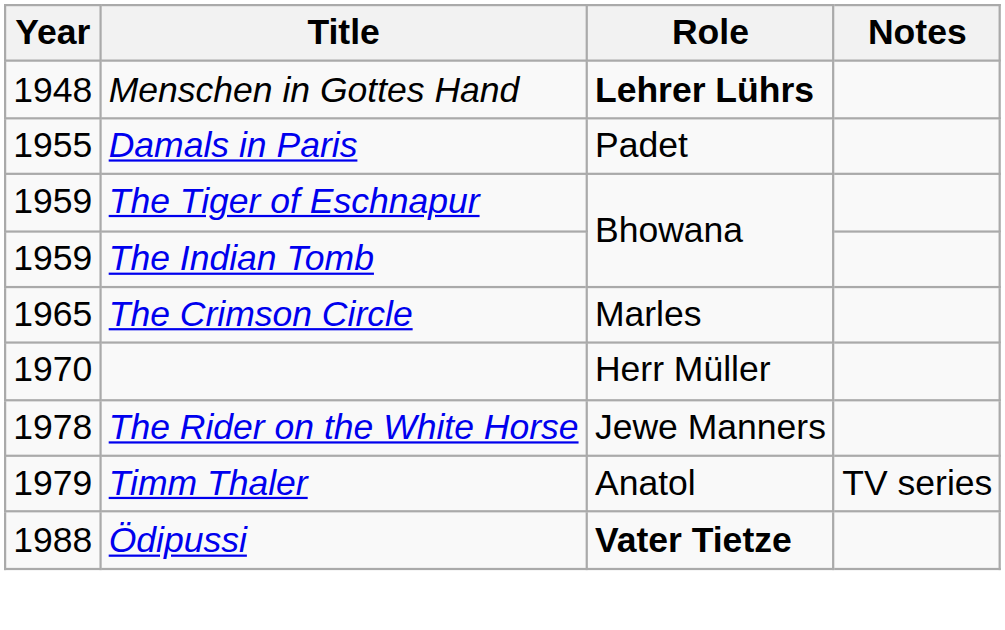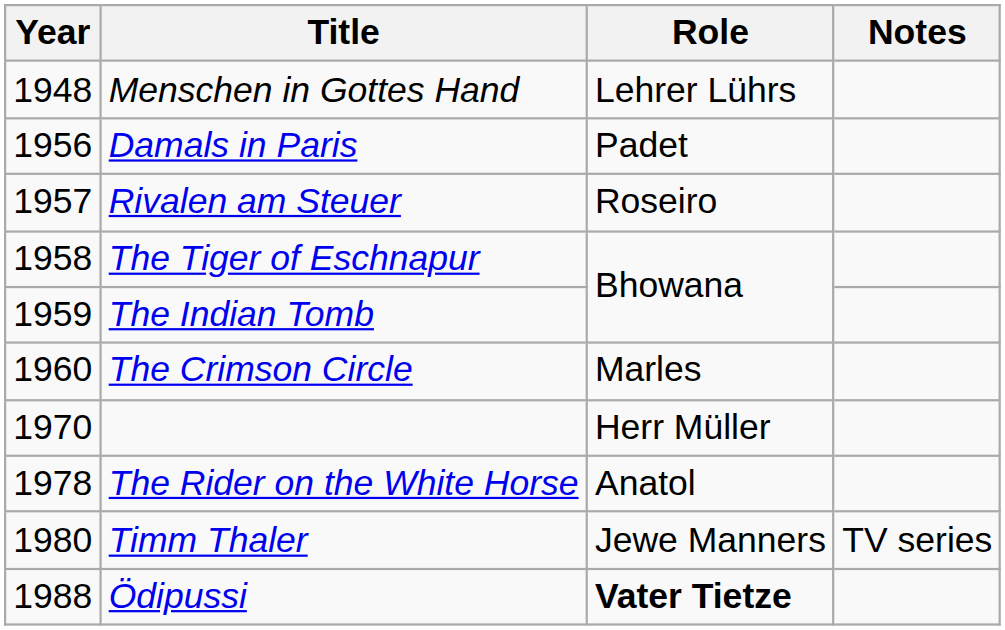(704, 88) bold -> (696, 88) normal
(53, 145) 1955 -> (53, 145) 1956
+ row: (255, 201)
(53, 201) 1959 -> (53, 257) 1958
(53, 314) 1965 -> (53, 370) 1960
(710, 426) Jewe Manners -> (645, 483) Anatol
(53, 483) 1979 -> (53, 539) 1980
(645, 483) Anatol -> (710, 539) Jewe Manners
